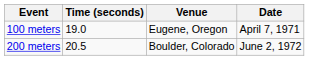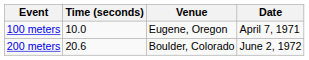(76, 30) 19.0 -> (76, 30) 10.0
(76, 47) 20.5 -> (76, 47) 20.6
